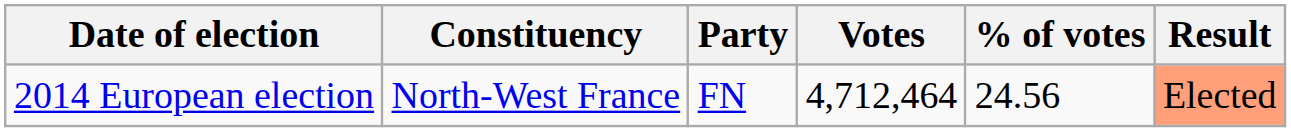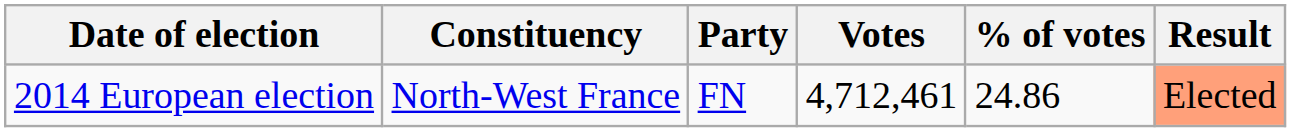(881, 94) 4,712,464 -> (881, 94) 4,712,461
(1017, 94) 24.56 -> (1017, 94) 24.86
